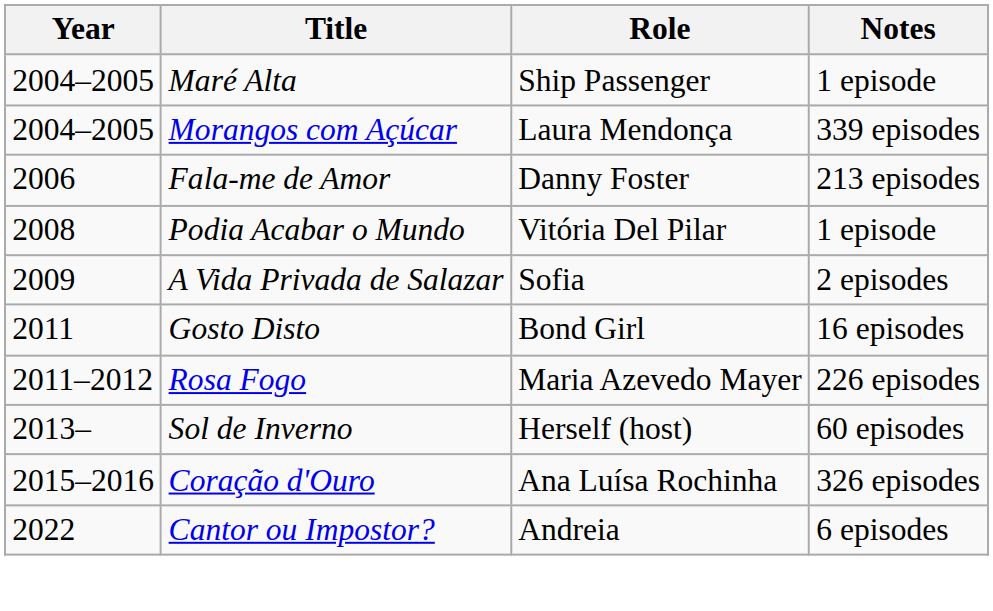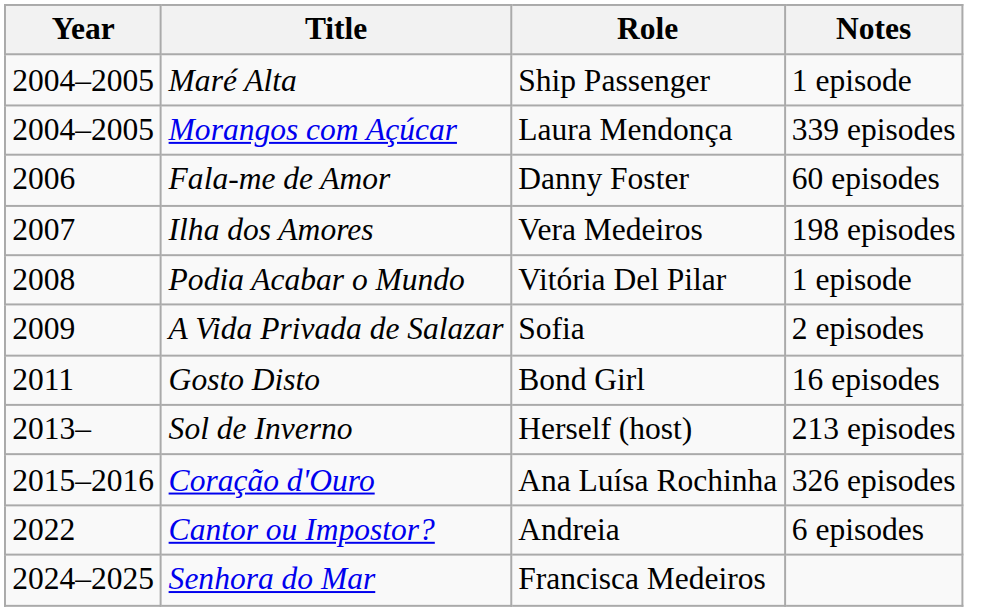(898, 179) 213 episodes -> (866, 179) 60 episodes
+ row: (271, 229)
- row: (237, 379)
(890, 429) 60 episodes -> (874, 429) 213 episodes
+ row: (272, 579)
